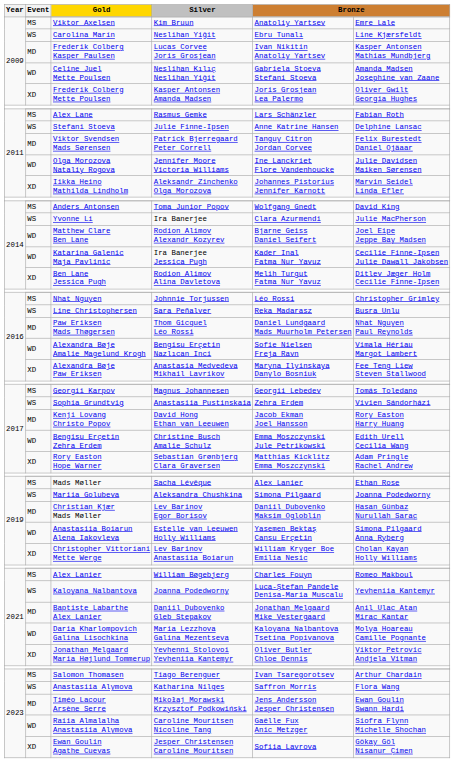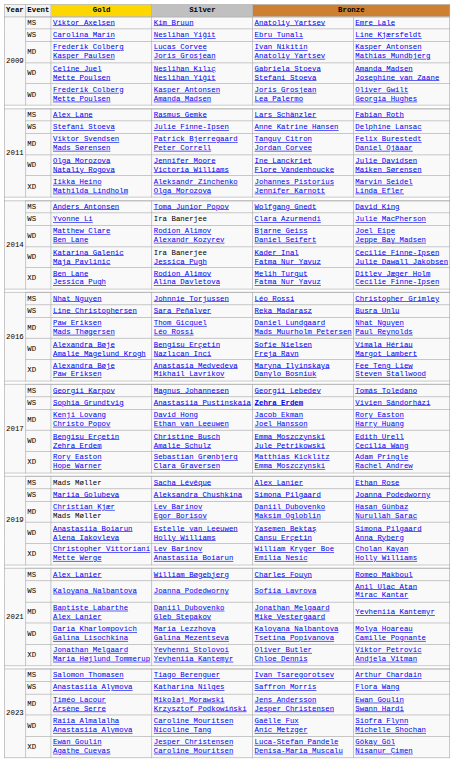(32, 94) XD -> (32, 94) WD
(279, 403) normal -> (279, 403) bold
(299, 591) Luca-Ștefan Pandele Denisa-Maria Muscalu -> (285, 591) Sofiia Lavrova
(395, 591) Yevheniia Kantemyr -> (386, 591) Anil Ulac Atan Mirac Kantar
(386, 612) Anil Ulac Atan Mirac Kantar -> (395, 612) Yevheniia Kantemyr
(285, 747) Sofiia Lavrova -> (299, 747) Luca-Ștefan Pandele Denisa-Maria Muscalu
